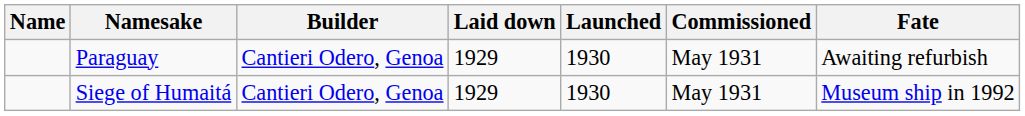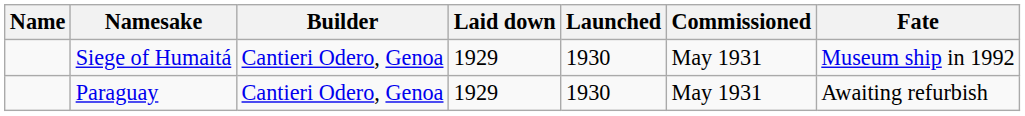rows swapped: (117, 57) <-> (153, 92)
